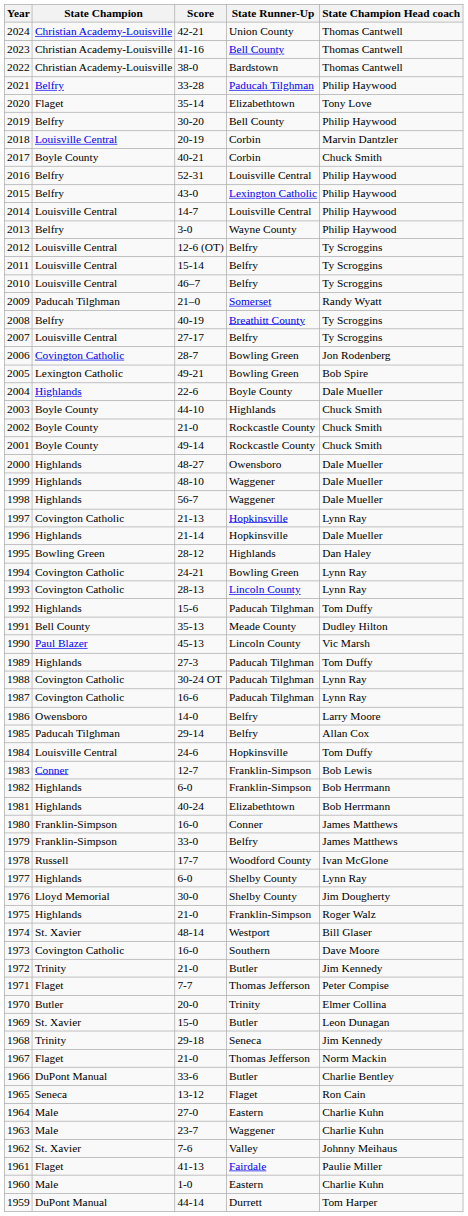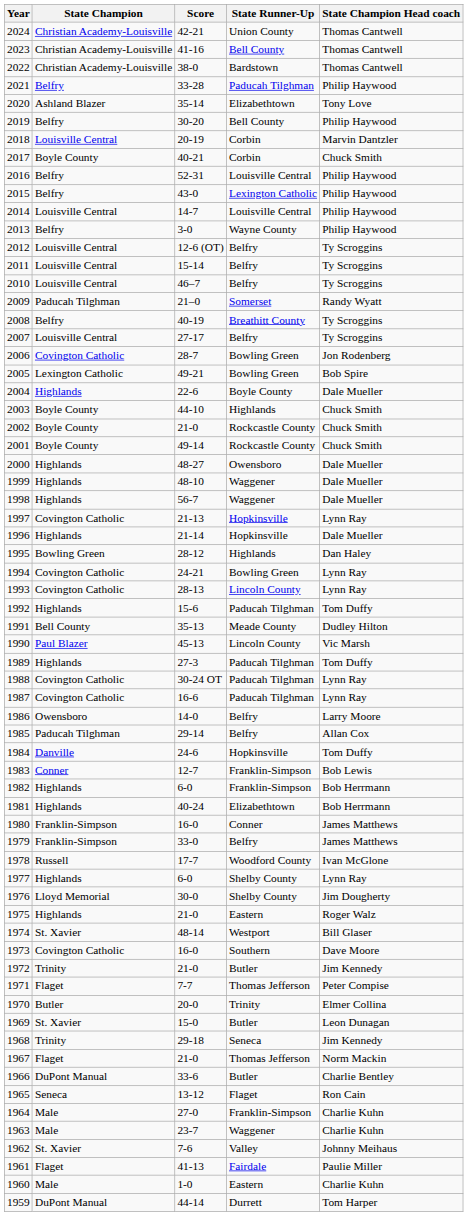(49, 103) Flaget -> (70, 103) Ashland Blazer
(76, 752) Louisville Central -> (54, 752) Danville
(270, 914) Franklin-Simpson -> (246, 914) Eastern
(246, 1112) Eastern -> (270, 1112) Franklin-Simpson
